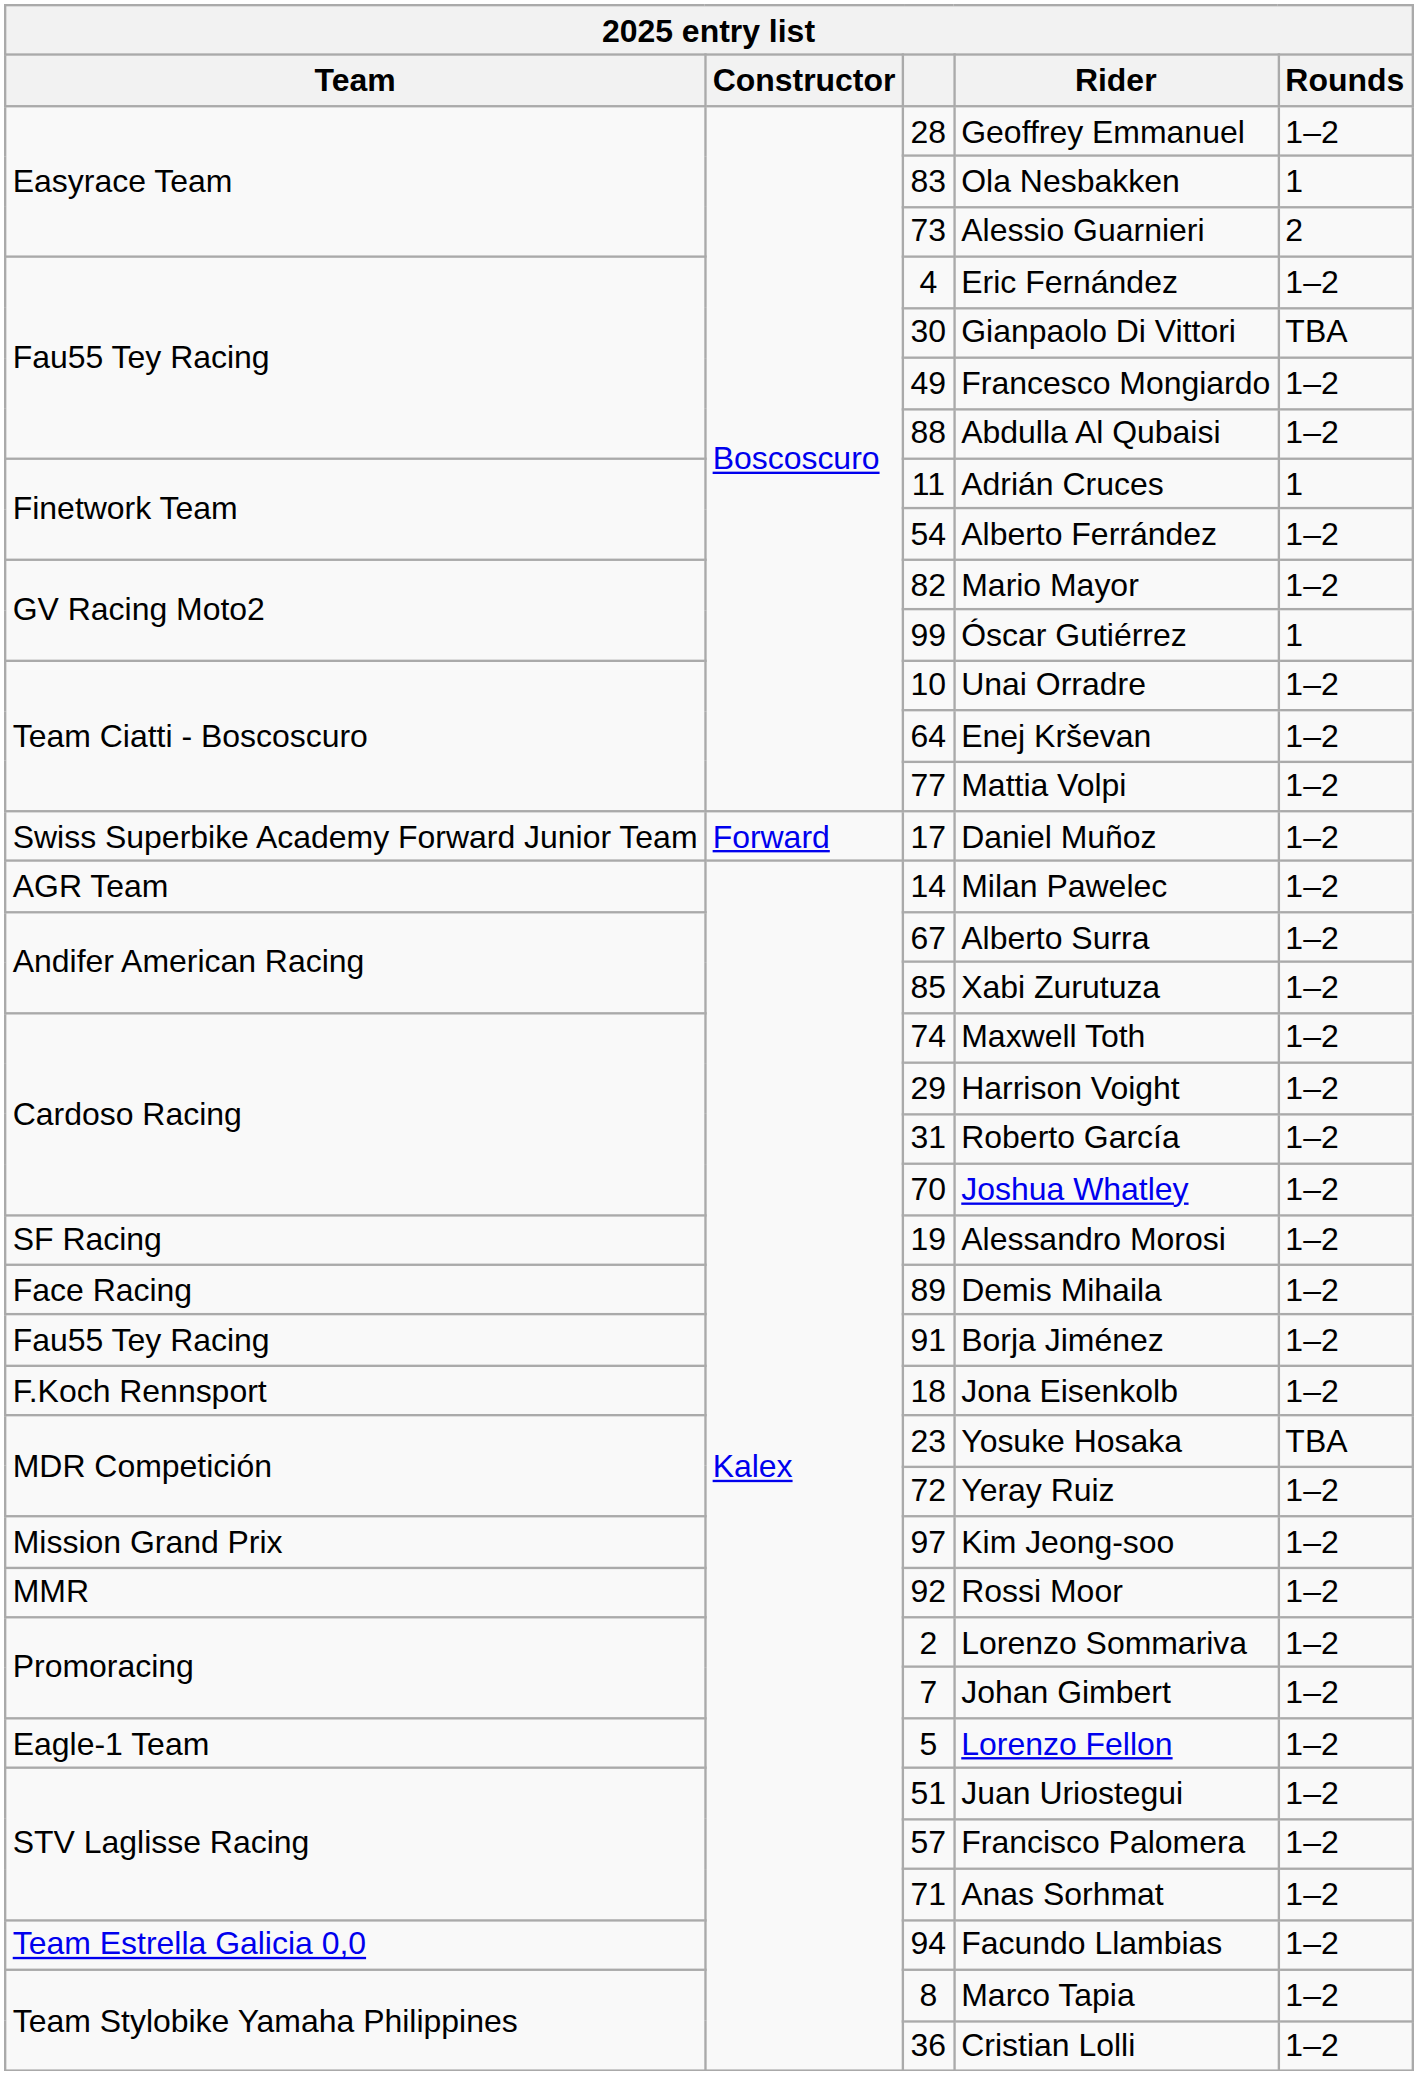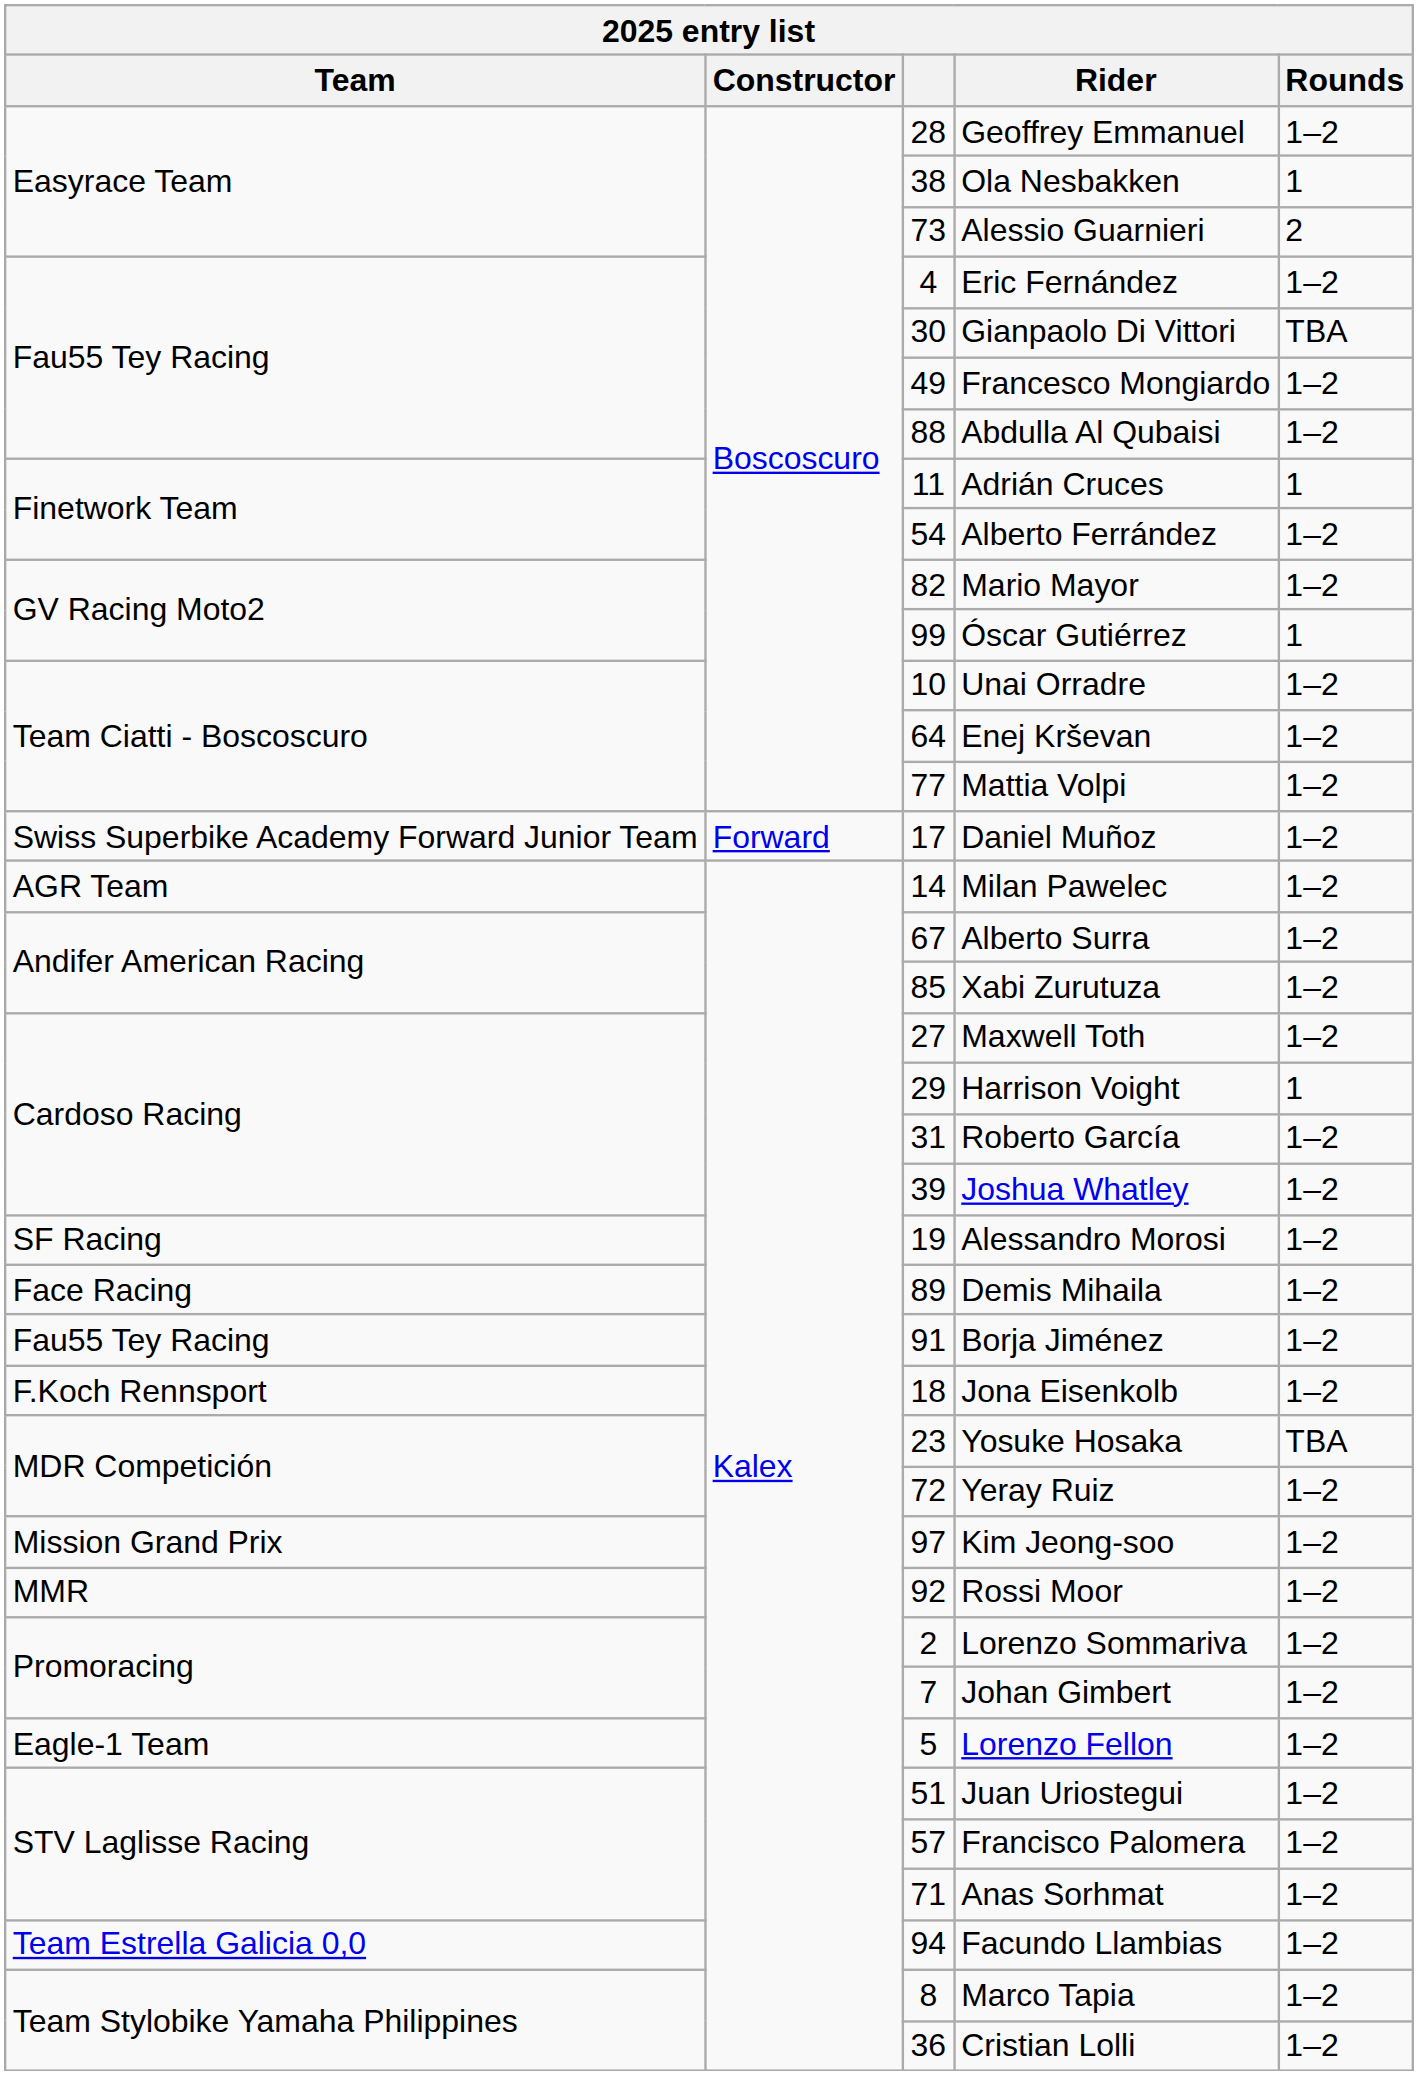(928, 181) 83 -> (928, 181) 38
(928, 1038) 74 -> (928, 1038) 27
(1312, 1088) 1–2 -> (1294, 1088) 1
(928, 1189) 70 -> (928, 1189) 39
